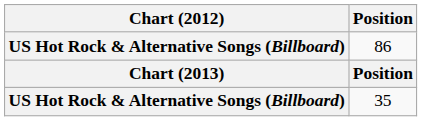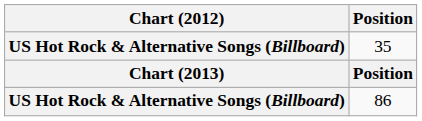rows swapped: (383, 45) <-> (383, 101)
